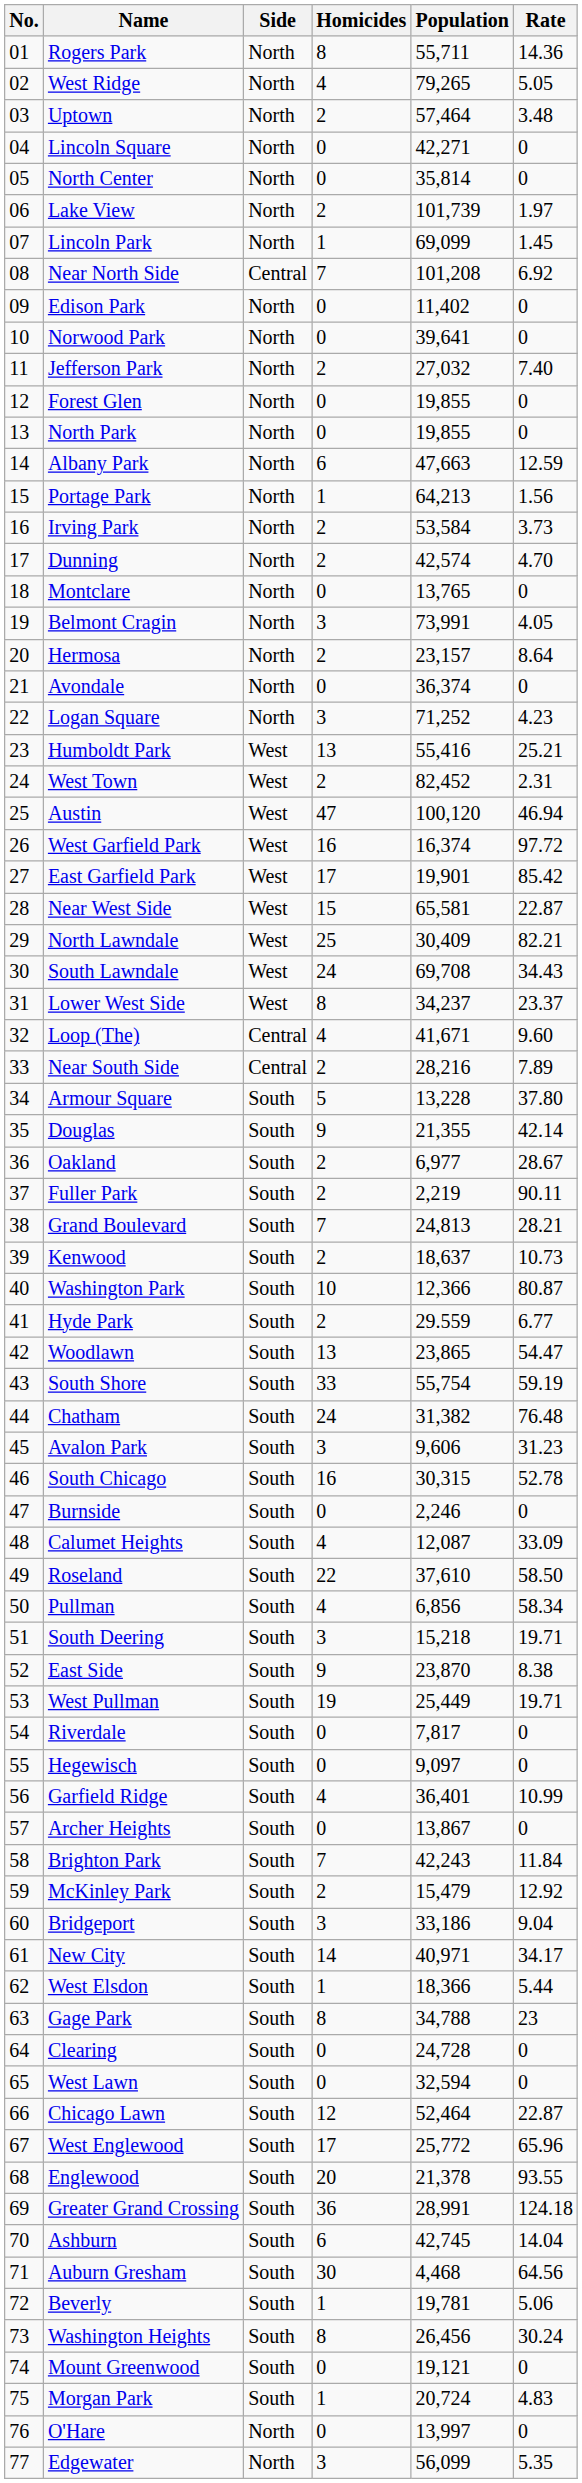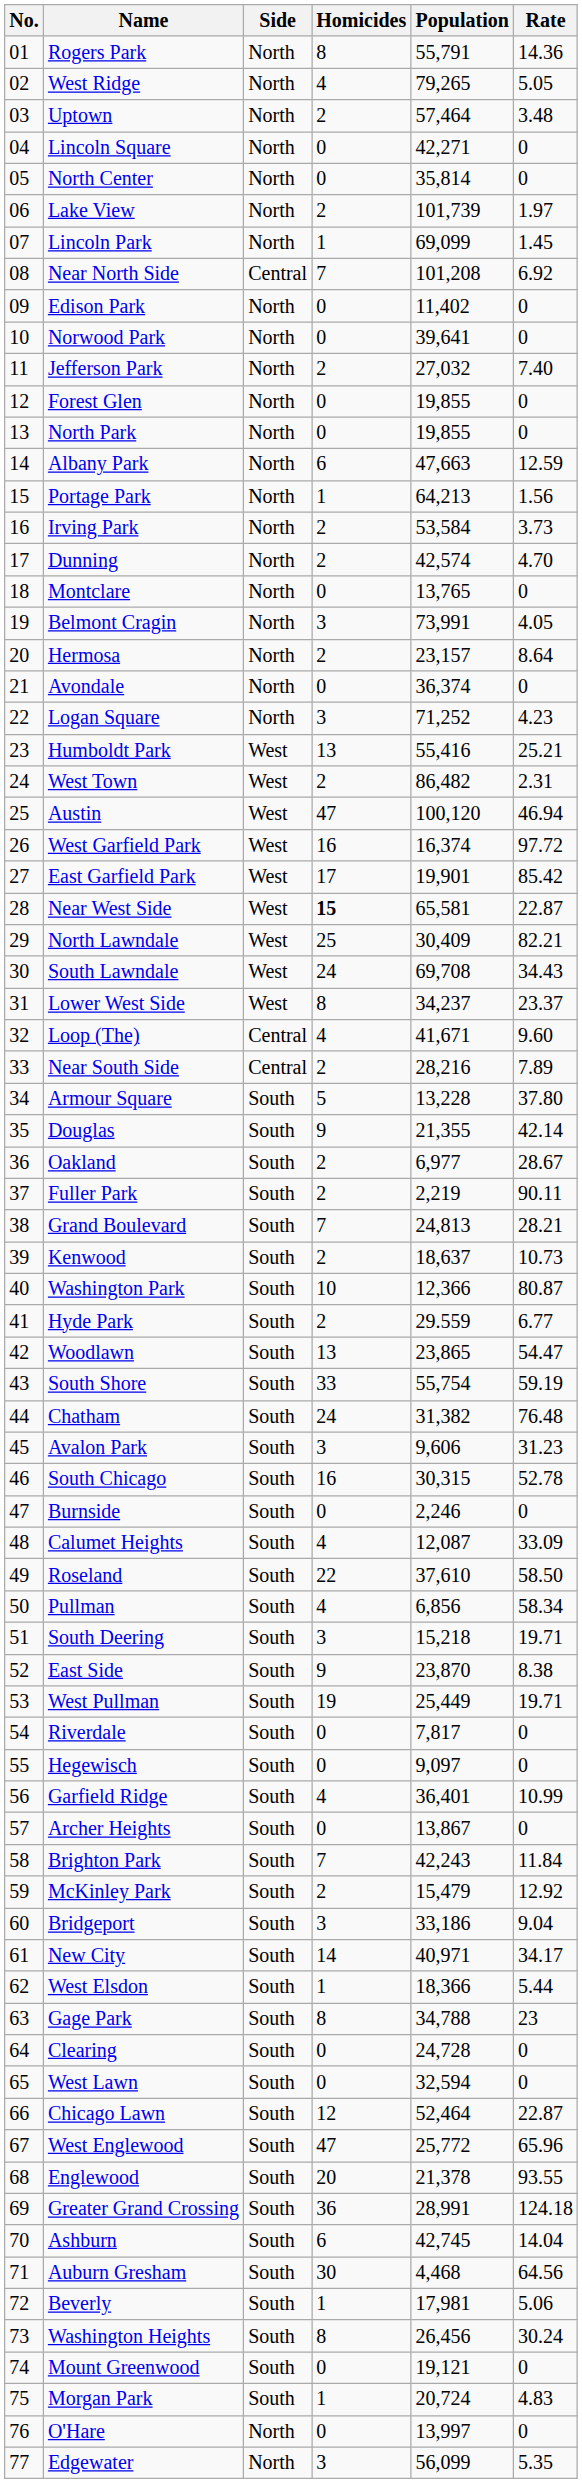(443, 52) 55,711 -> (443, 52) 55,791
(443, 781) 82,452 -> (443, 781) 86,482
(326, 908) normal -> (326, 908) bold
(326, 2145) 17 -> (326, 2145) 47
(443, 2304) 19,781 -> (443, 2304) 17,981
